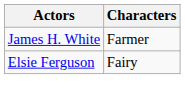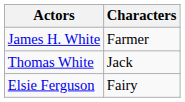+ row: (51, 62)
